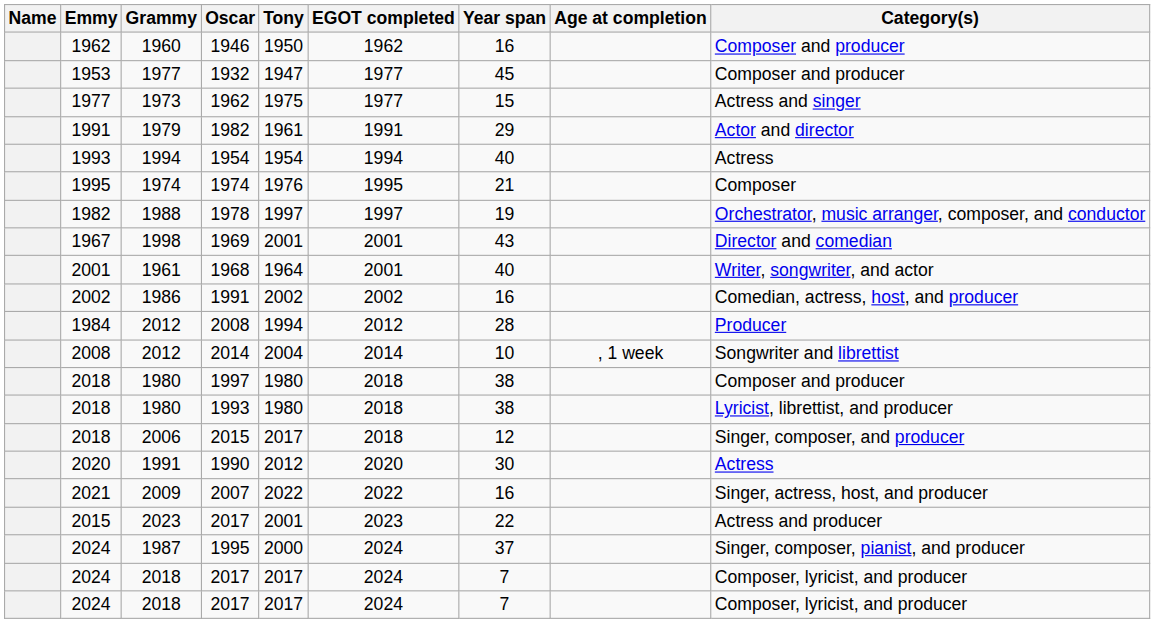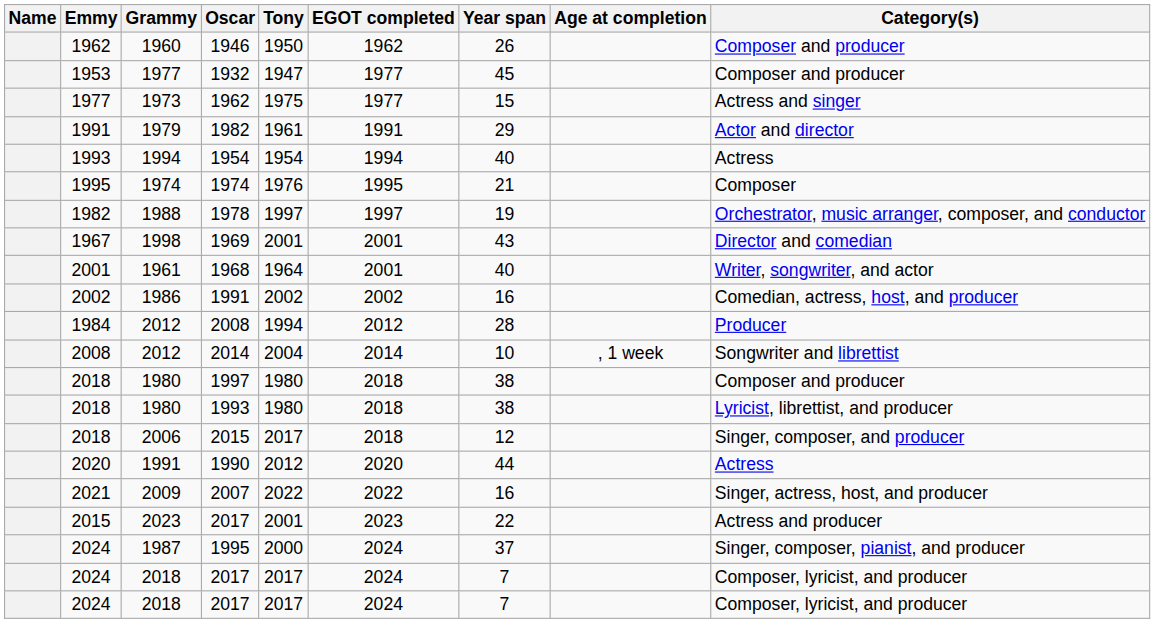(504, 46) 16 -> (504, 46) 26
(504, 465) 30 -> (504, 465) 44
